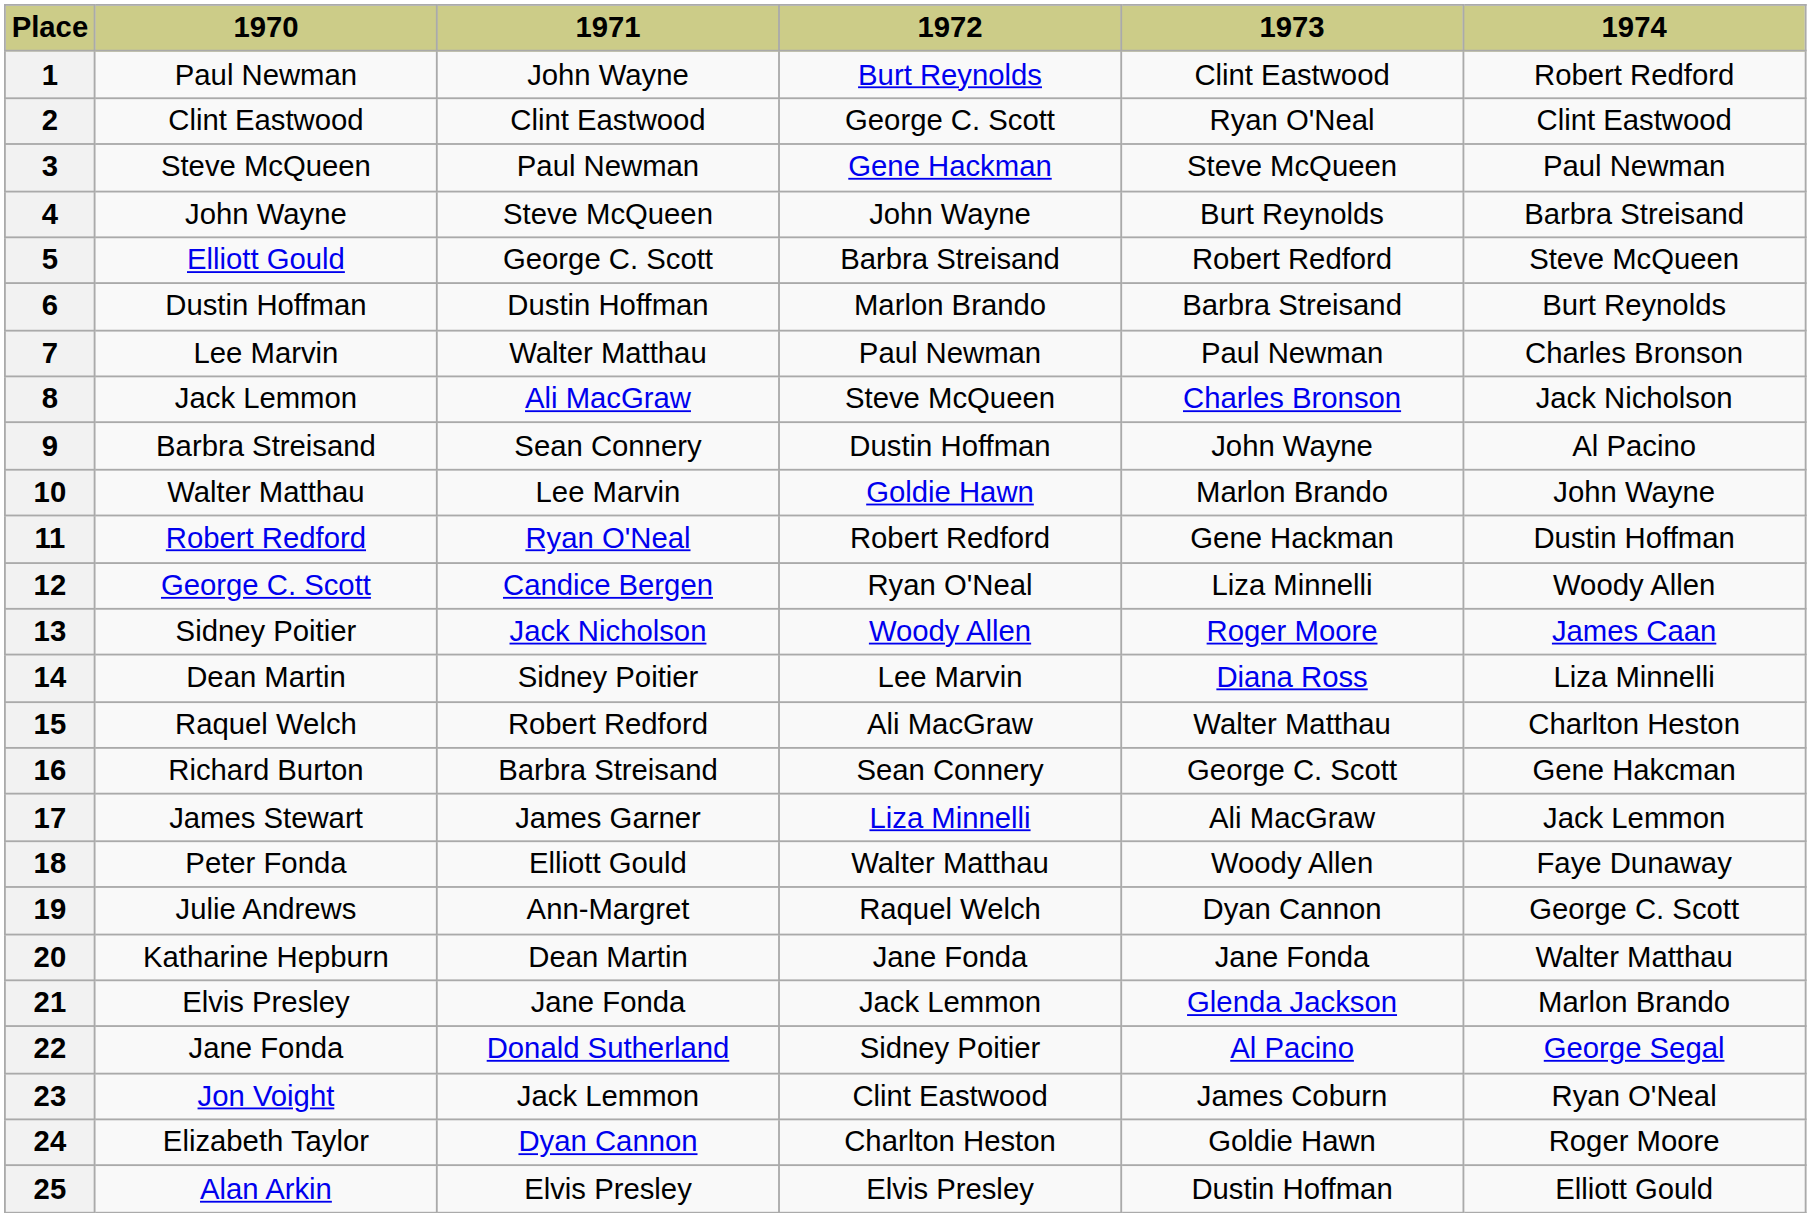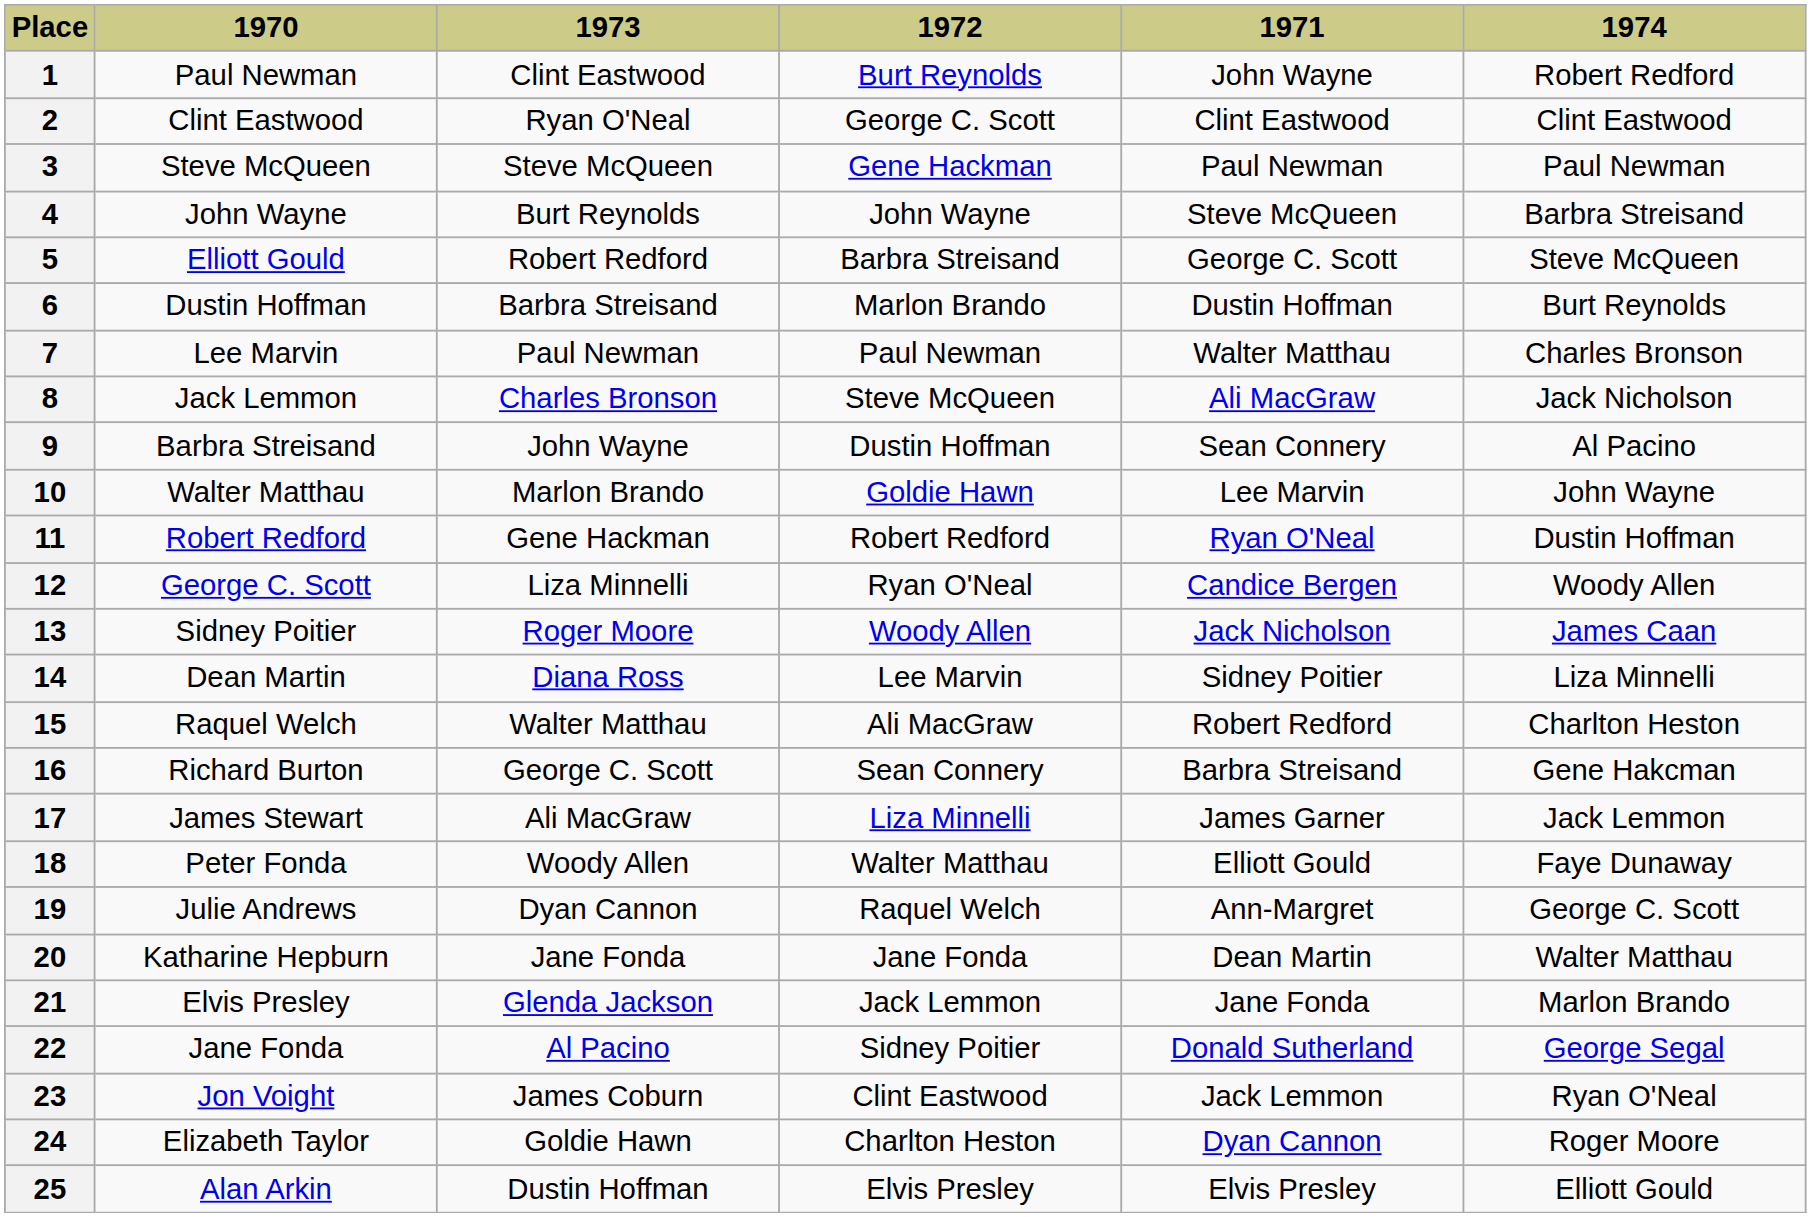columns swapped: (608, 27) <-> (1292, 27)
